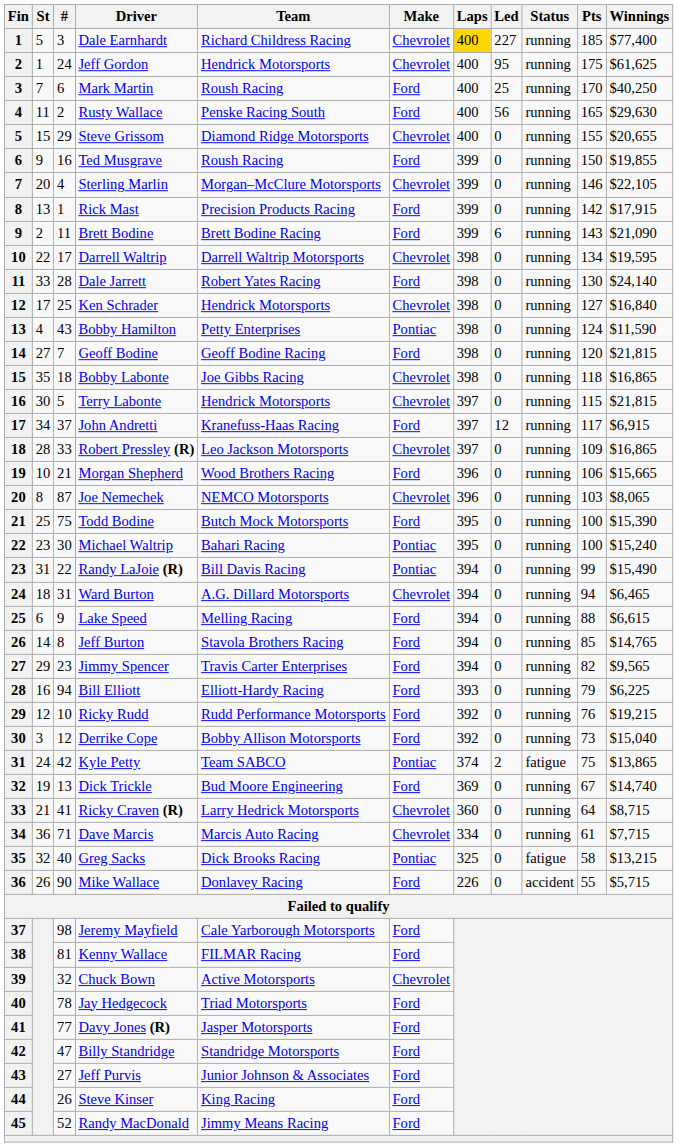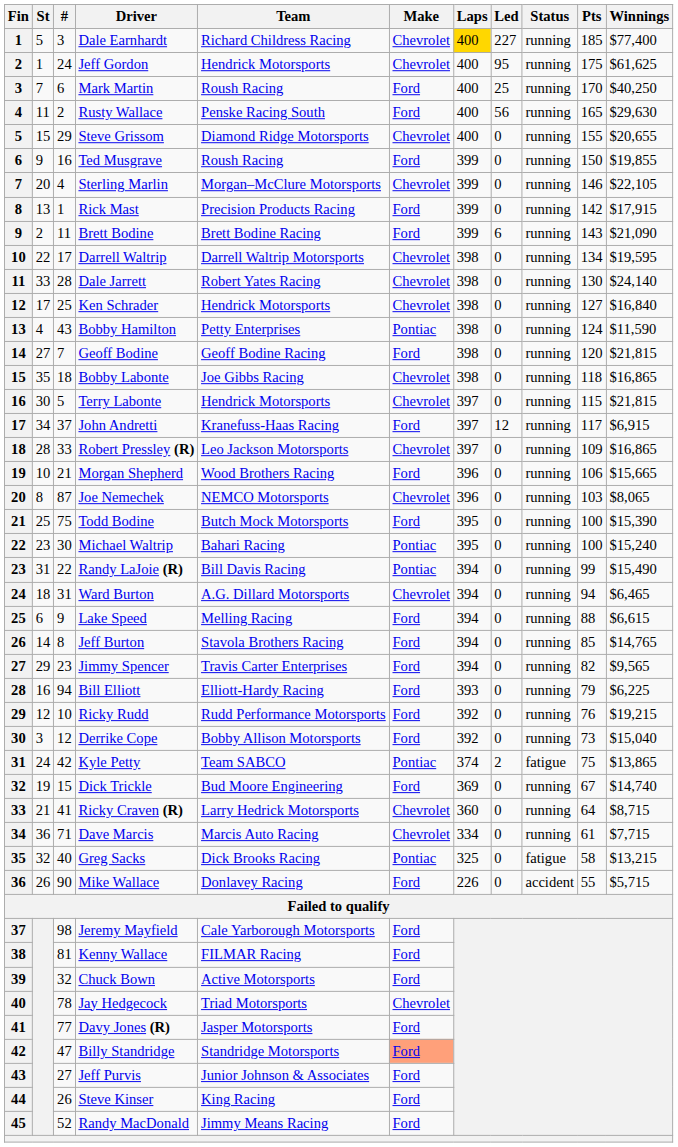(406, 281) Ford -> (421, 281) Chevrolet
(64, 786) 13 -> (64, 786) 15
(421, 979) Chevrolet -> (406, 979) Ford
(406, 1003) Ford -> (421, 1003) Chevrolet
(406, 1051) no background -> (406, 1051) lightsalmon background
